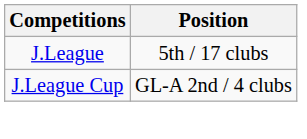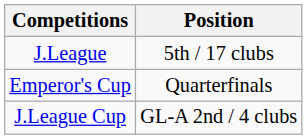+ row: (70, 85)
